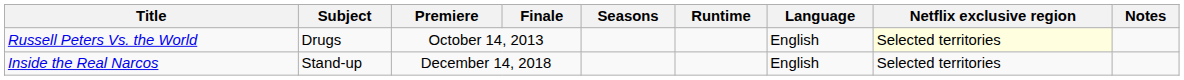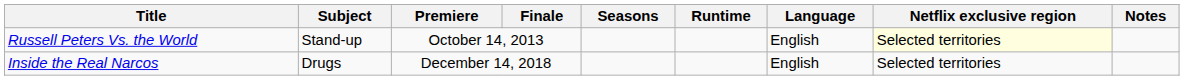(321, 39) Drugs -> (332, 39) Stand-up
(332, 63) Stand-up -> (321, 63) Drugs
